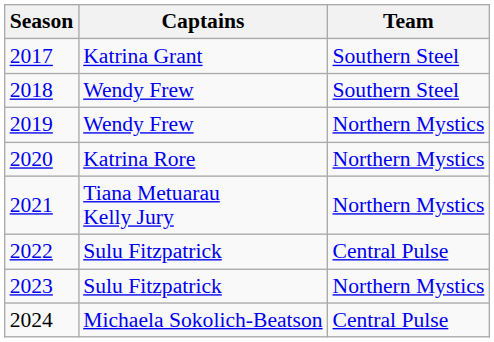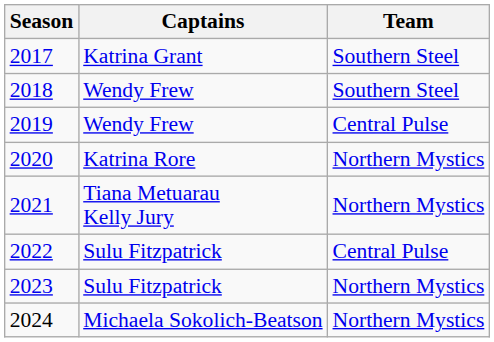(408, 124) Northern Mystics -> (390, 124) Central Pulse
(390, 319) Central Pulse -> (408, 319) Northern Mystics
